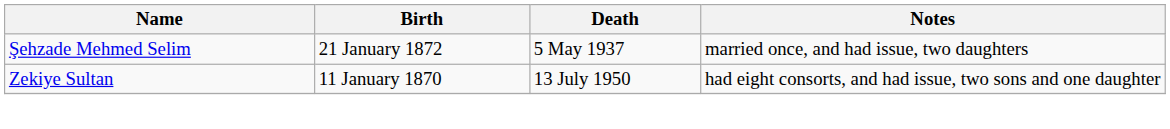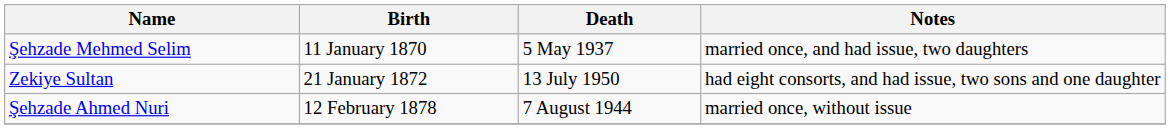(381, 49) 21 January 1872 -> (365, 49) 11 January 1870
(380, 78) 11 January 1870 -> (365, 78) 21 January 1872
+ row: (89, 108)
